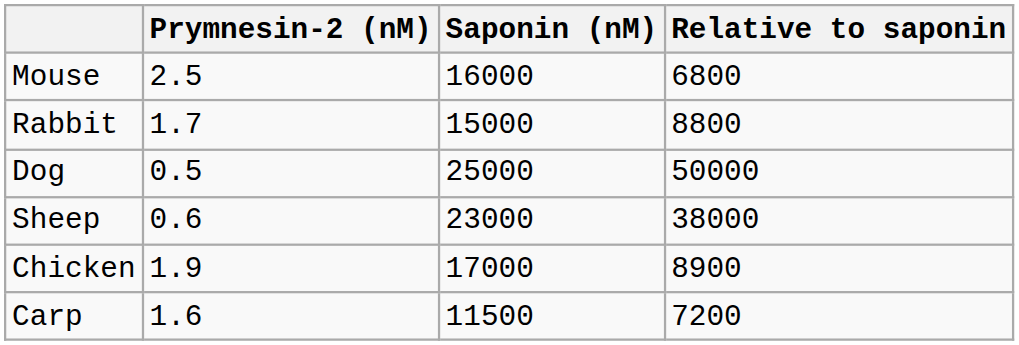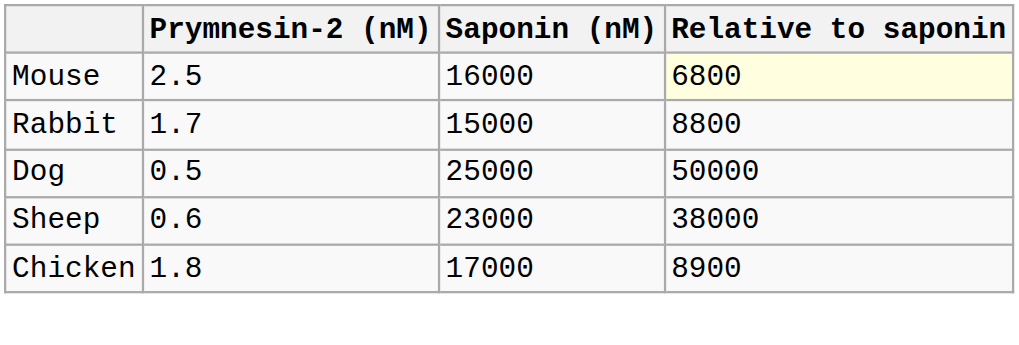(706, 77) no background -> (706, 77) lightyellow background
(176, 268) 1.9 -> (176, 268) 1.8
- row: (47, 316)
